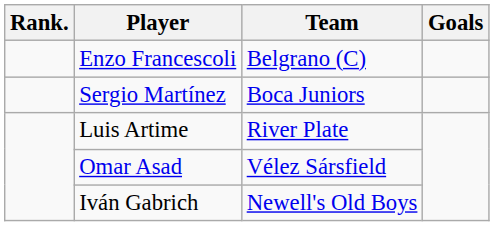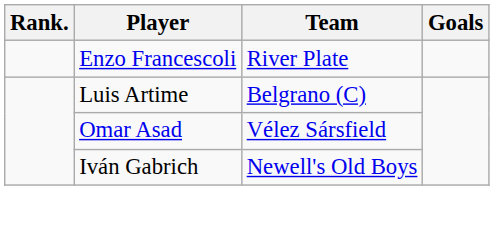(306, 58) Belgrano (C) -> (298, 58) River Plate
- row: (152, 94)
(298, 130) River Plate -> (306, 94) Belgrano (C)
